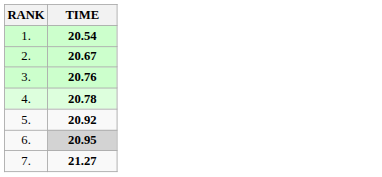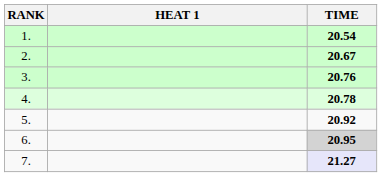+ column: (177, 15)
(82, 161) no background -> (342, 161) lavender background
